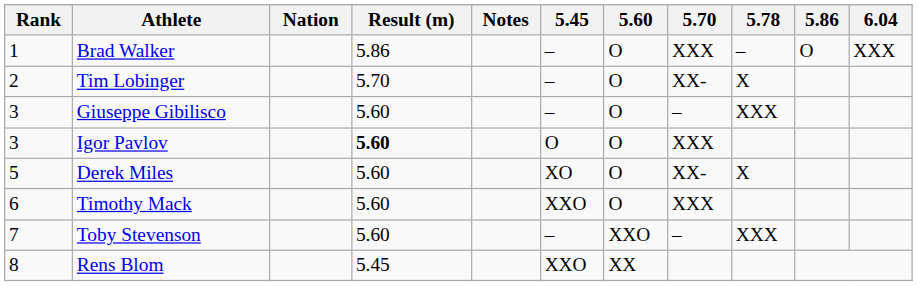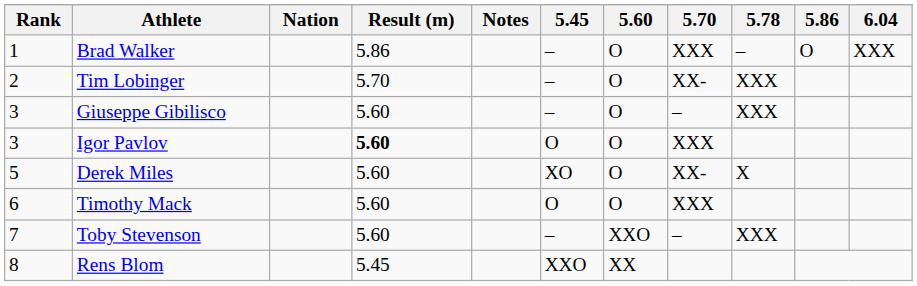(743, 81) X -> (757, 81) XXX
(566, 204) XXO -> (552, 204) O
